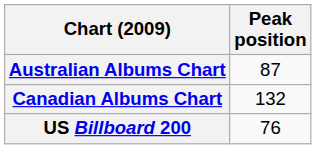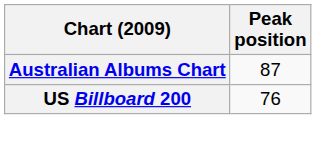- row: (117, 98)
